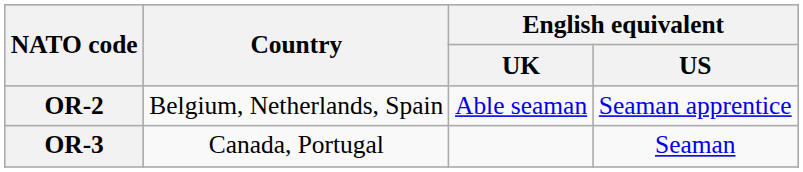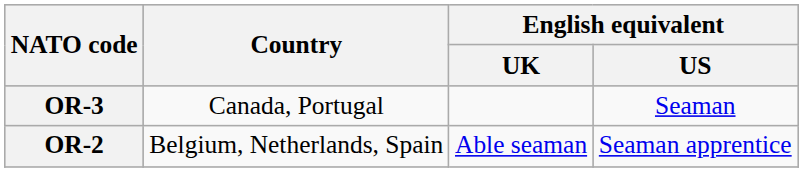rows swapped: (74, 145) <-> (74, 105)
